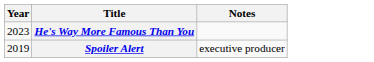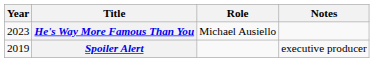+ column: (238, 13)
